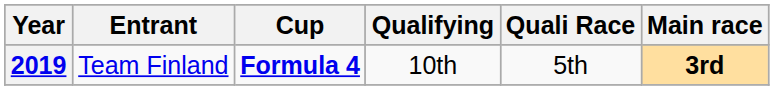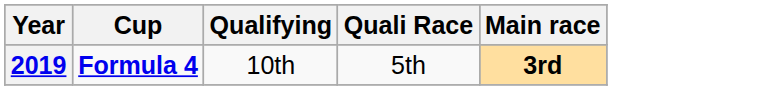- column: (153, 25)
